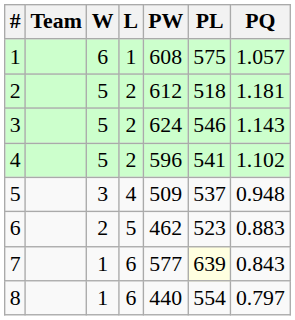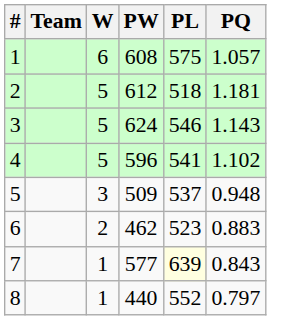- column: (131, 21)
(210, 297) 554 -> (185, 297) 552
